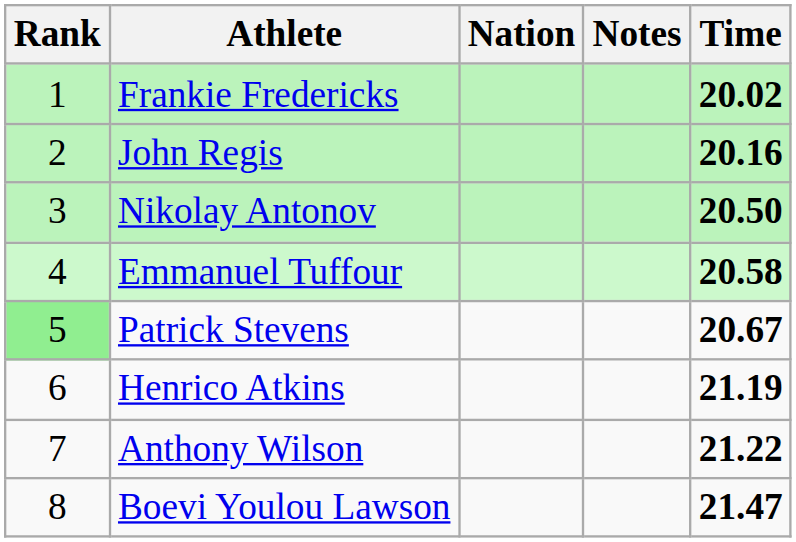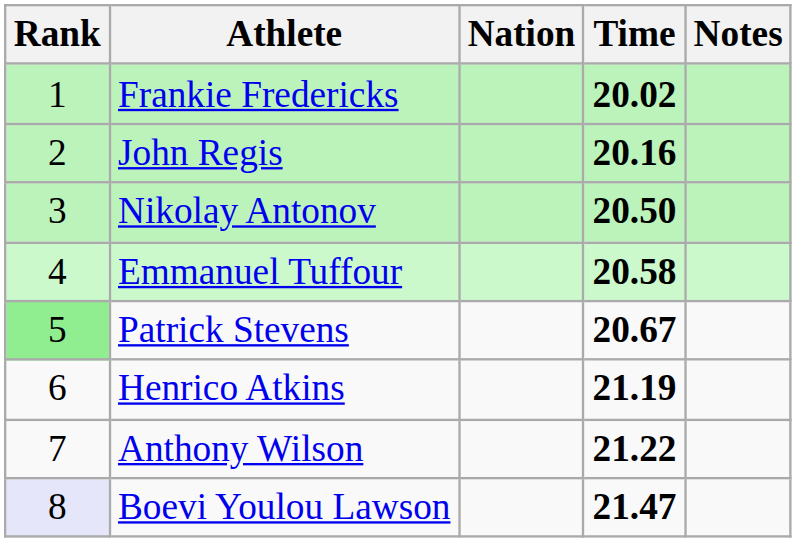columns swapped: (741, 34) <-> (637, 34)
(57, 507) no background -> (57, 507) lavender background
